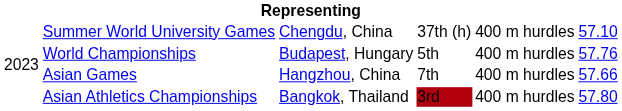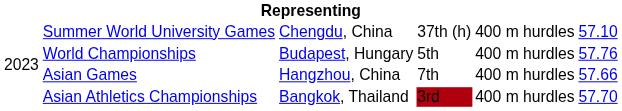(598, 97) 57.80 -> (598, 97) 57.70
